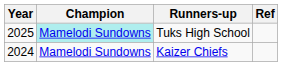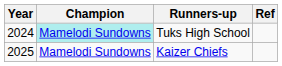(20, 33) 2025 -> (20, 33) 2024
(20, 52) 2024 -> (20, 52) 2025
